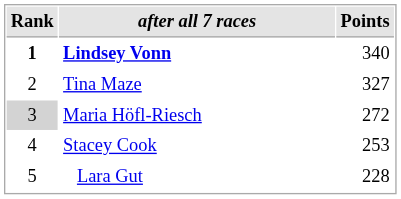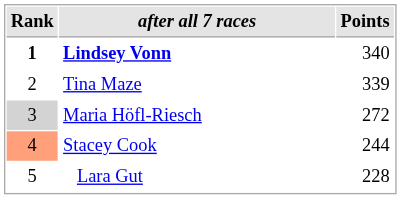(376, 84) 327 -> (376, 84) 339
(32, 145) no background -> (32, 145) lightsalmon background
(376, 145) 253 -> (376, 145) 244
